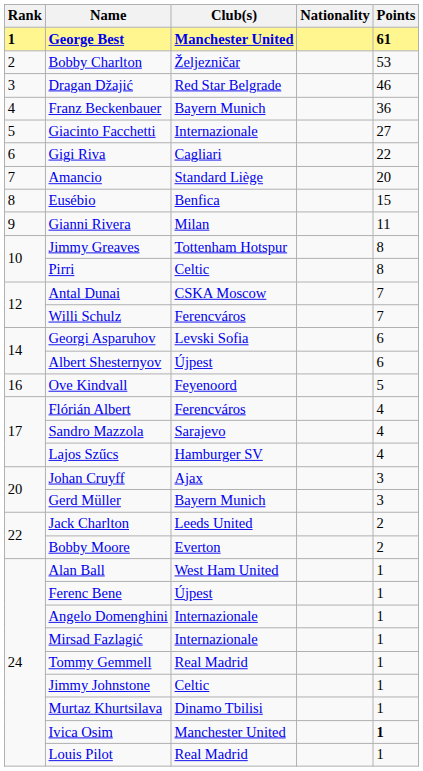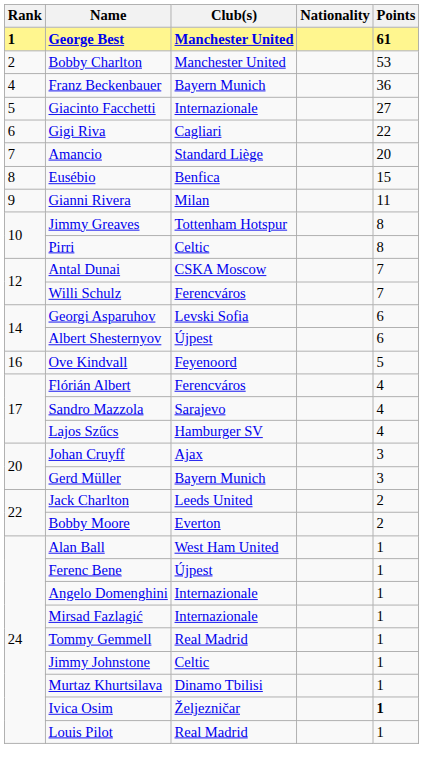(207, 62) Željezničar -> (230, 62) Manchester United
- row: (91, 85)
(230, 731) Manchester United -> (207, 708) Željezničar
